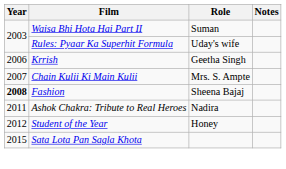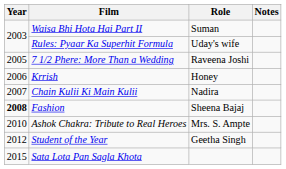+ row: (103, 60)
(218, 60) Geetha Singh -> (205, 76) Honey
(221, 76) Mrs. S. Ampte -> (205, 92) Nadira
(17, 108) 2011 -> (17, 124) 2010
(205, 108) Nadira -> (221, 124) Mrs. S. Ampte
(205, 124) Honey -> (218, 140) Geetha Singh
